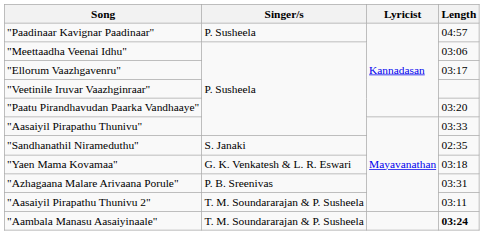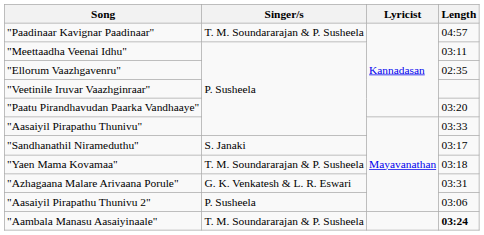(230, 32) P. Susheela -> (284, 32) T. M. Soundararajan & P. Susheela
(454, 51) 03:06 -> (454, 51) 03:11
(454, 70) 03:17 -> (454, 70) 02:35
(454, 145) 02:35 -> (454, 145) 03:17
(278, 164) G. K. Venkatesh & L. R. Eswari -> (284, 164) T. M. Soundararajan & P. Susheela
(239, 183) P. B. Sreenivas -> (278, 183) G. K. Venkatesh & L. R. Eswari
(284, 202) T. M. Soundararajan & P. Susheela -> (230, 202) P. Susheela
(454, 202) 03:11 -> (454, 202) 03:06
